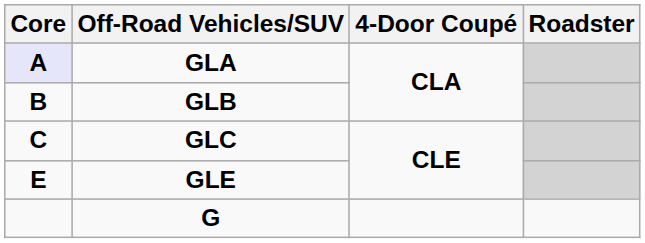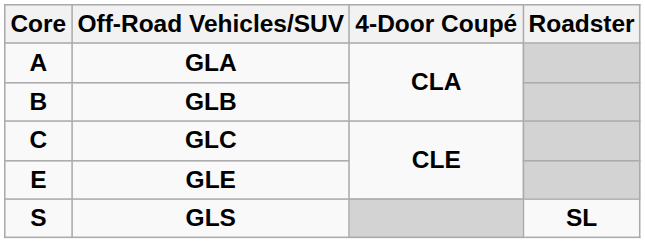(38, 62) lavender background -> (38, 62) no background
+ row: (211, 218)
- row: (211, 218)
